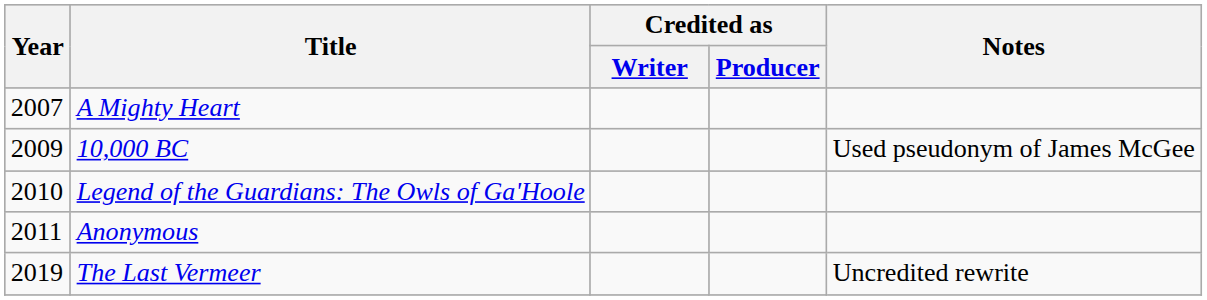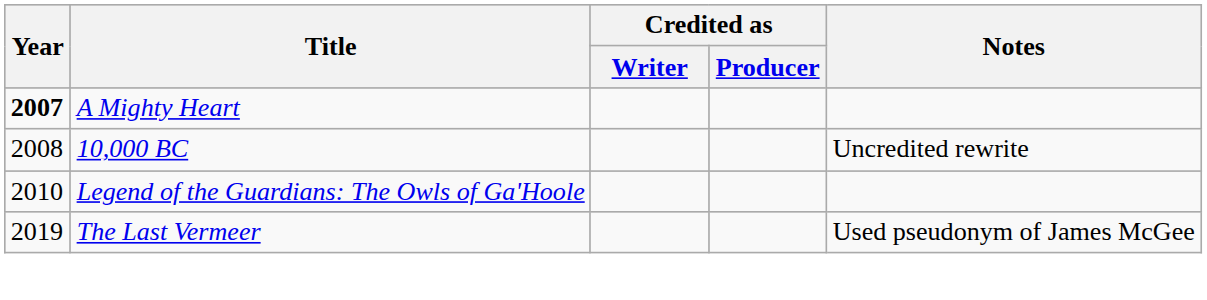(37, 107) normal -> (37, 107) bold
(37, 149) 2009 -> (37, 149) 2008
(1014, 149) Used pseudonym of James McGee -> (931, 149) Uncredited rewrite
- row: (137, 231)
(931, 273) Uncredited rewrite -> (1014, 231) Used pseudonym of James McGee
